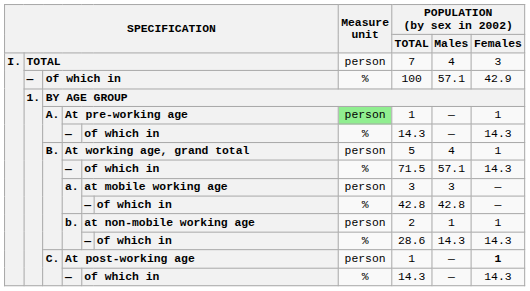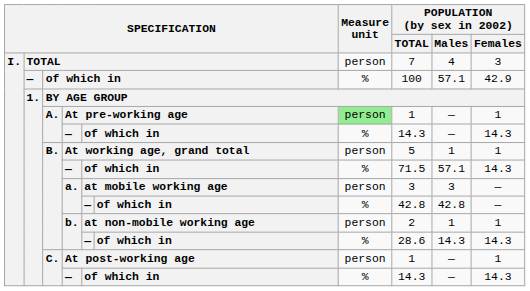(451, 151) 4 -> (451, 151) 1
(498, 259) bold -> (498, 259) normal
